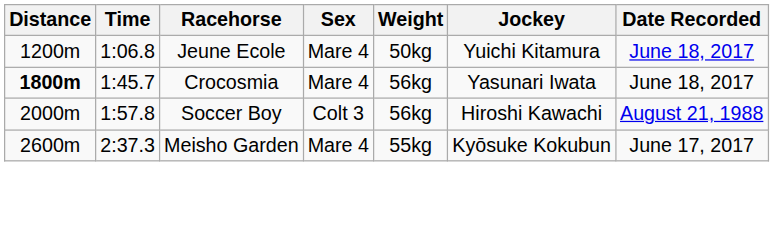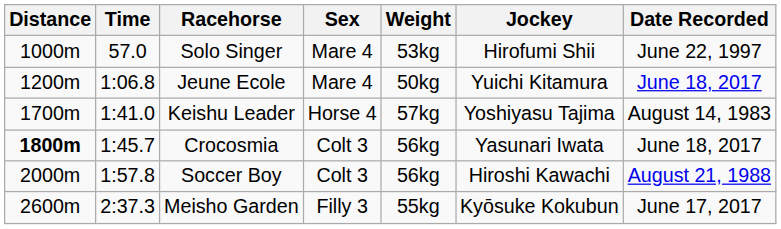+ row: (231, 51)
+ row: (231, 113)
(338, 82) Mare 4 -> (342, 144) Colt 3
(338, 144) Mare 4 -> (342, 207) Filly 3
